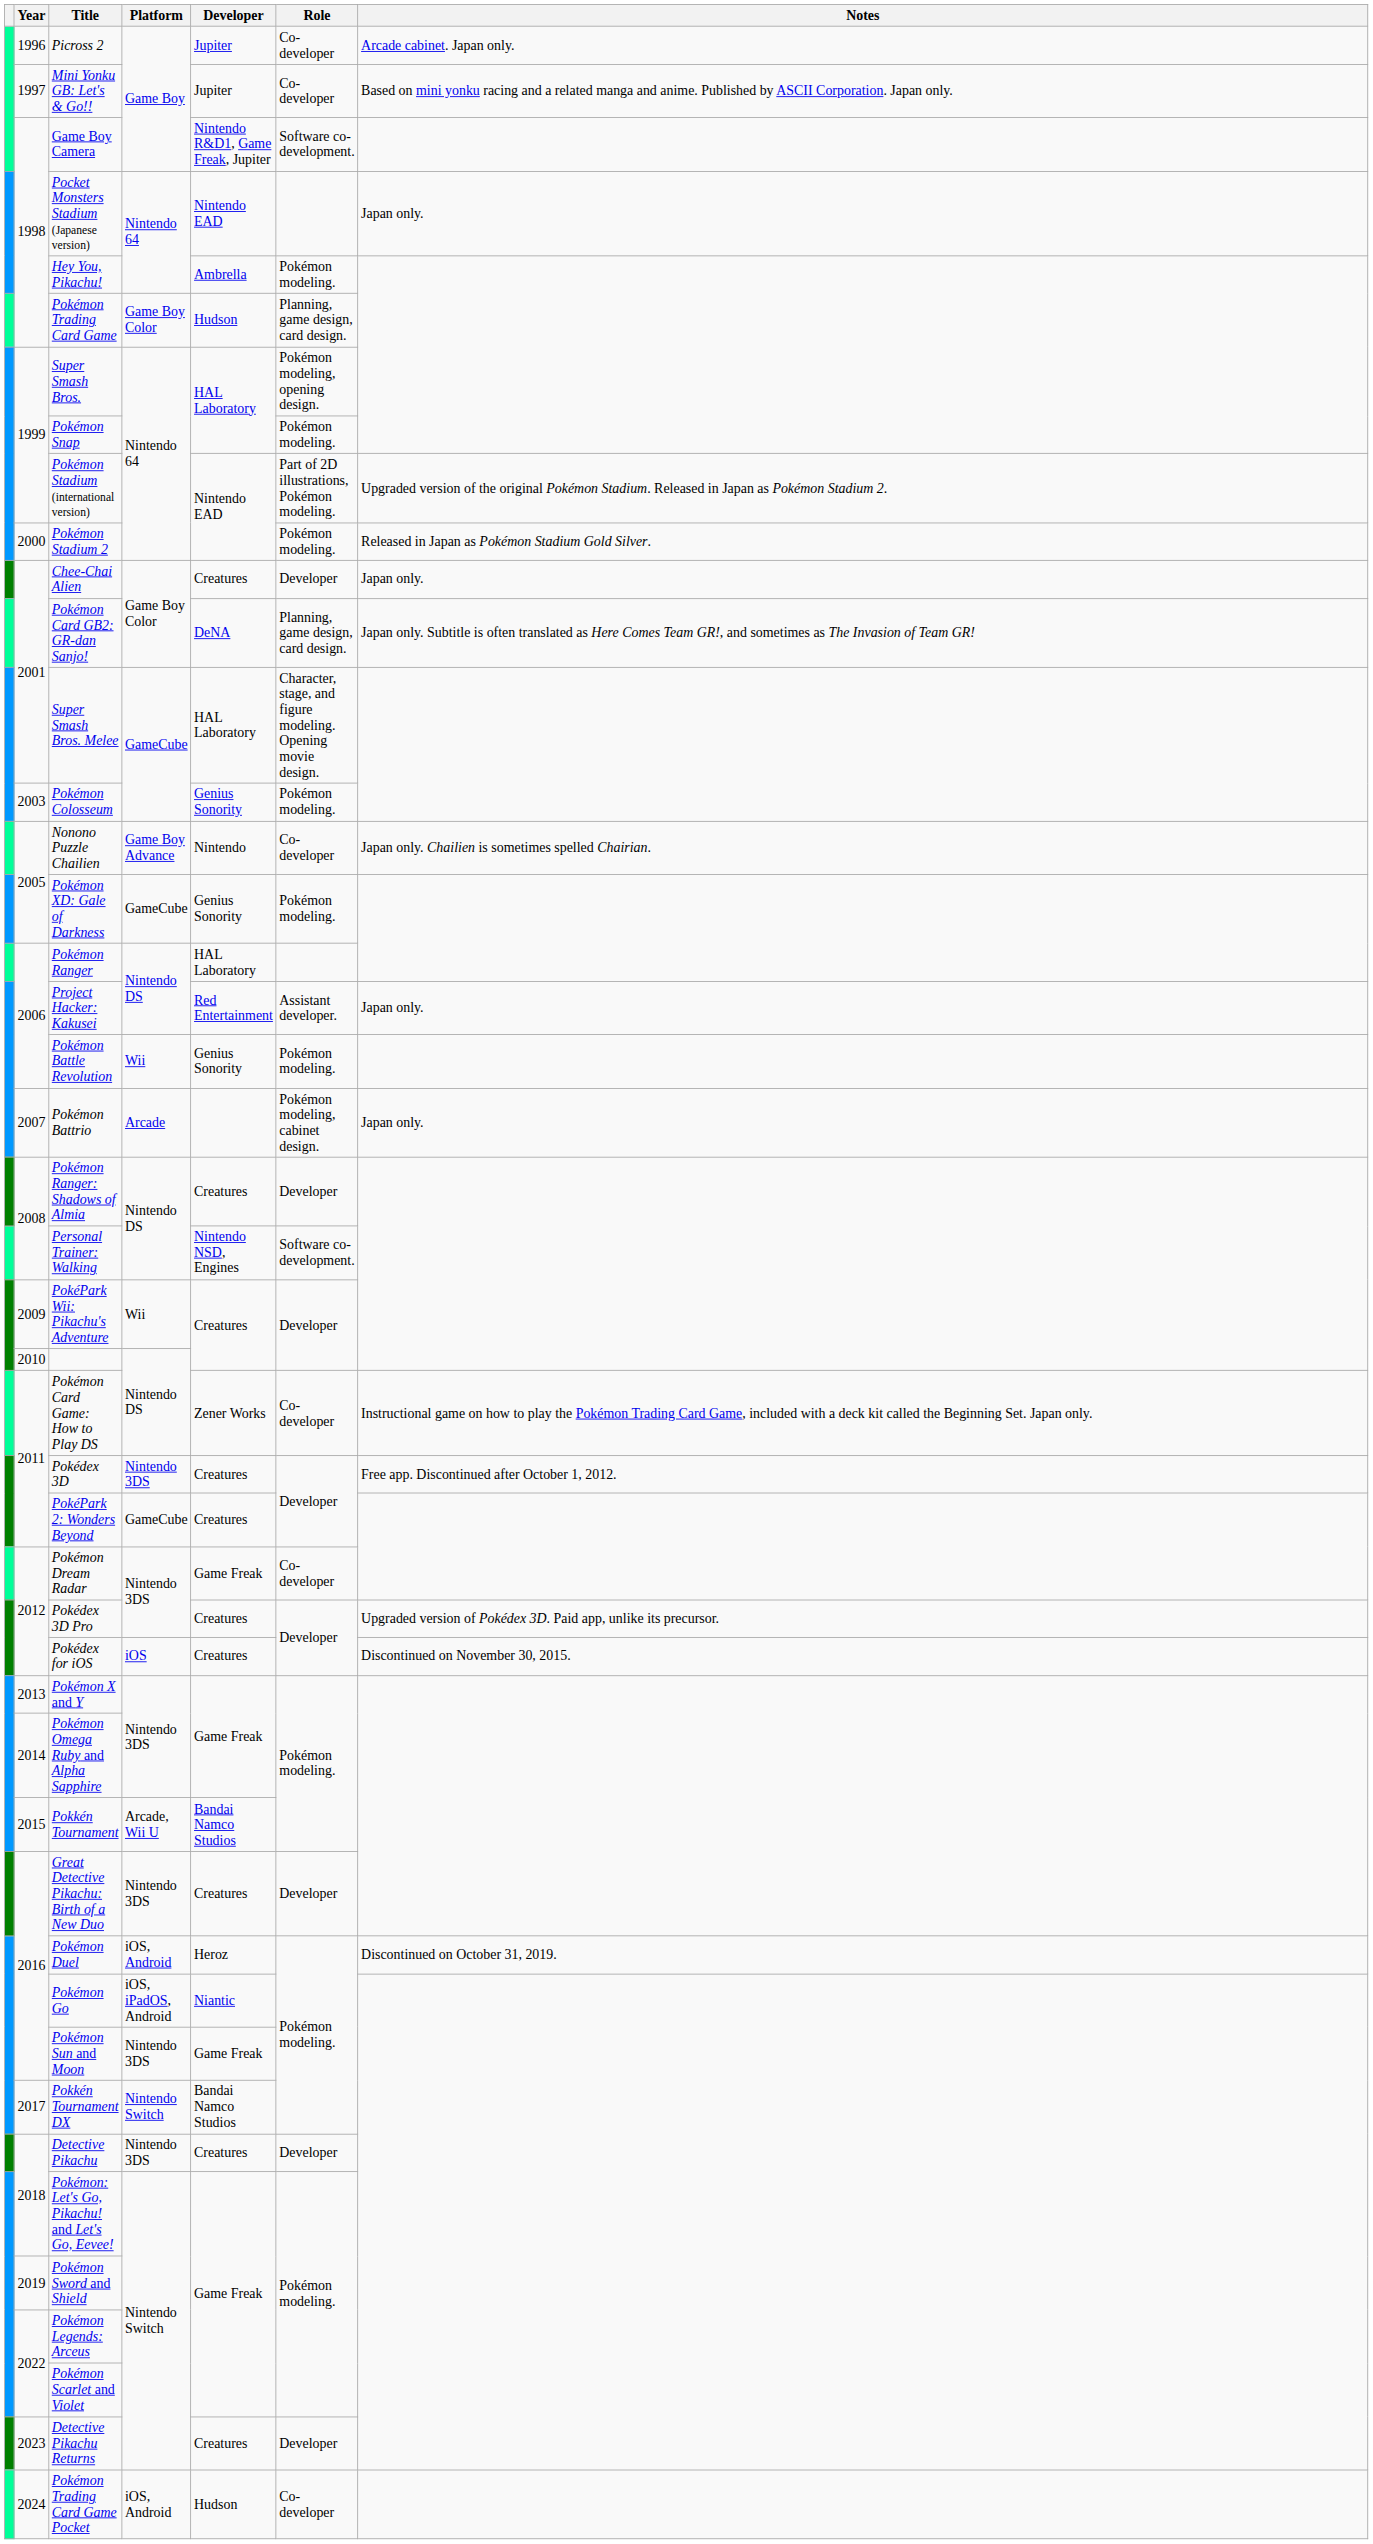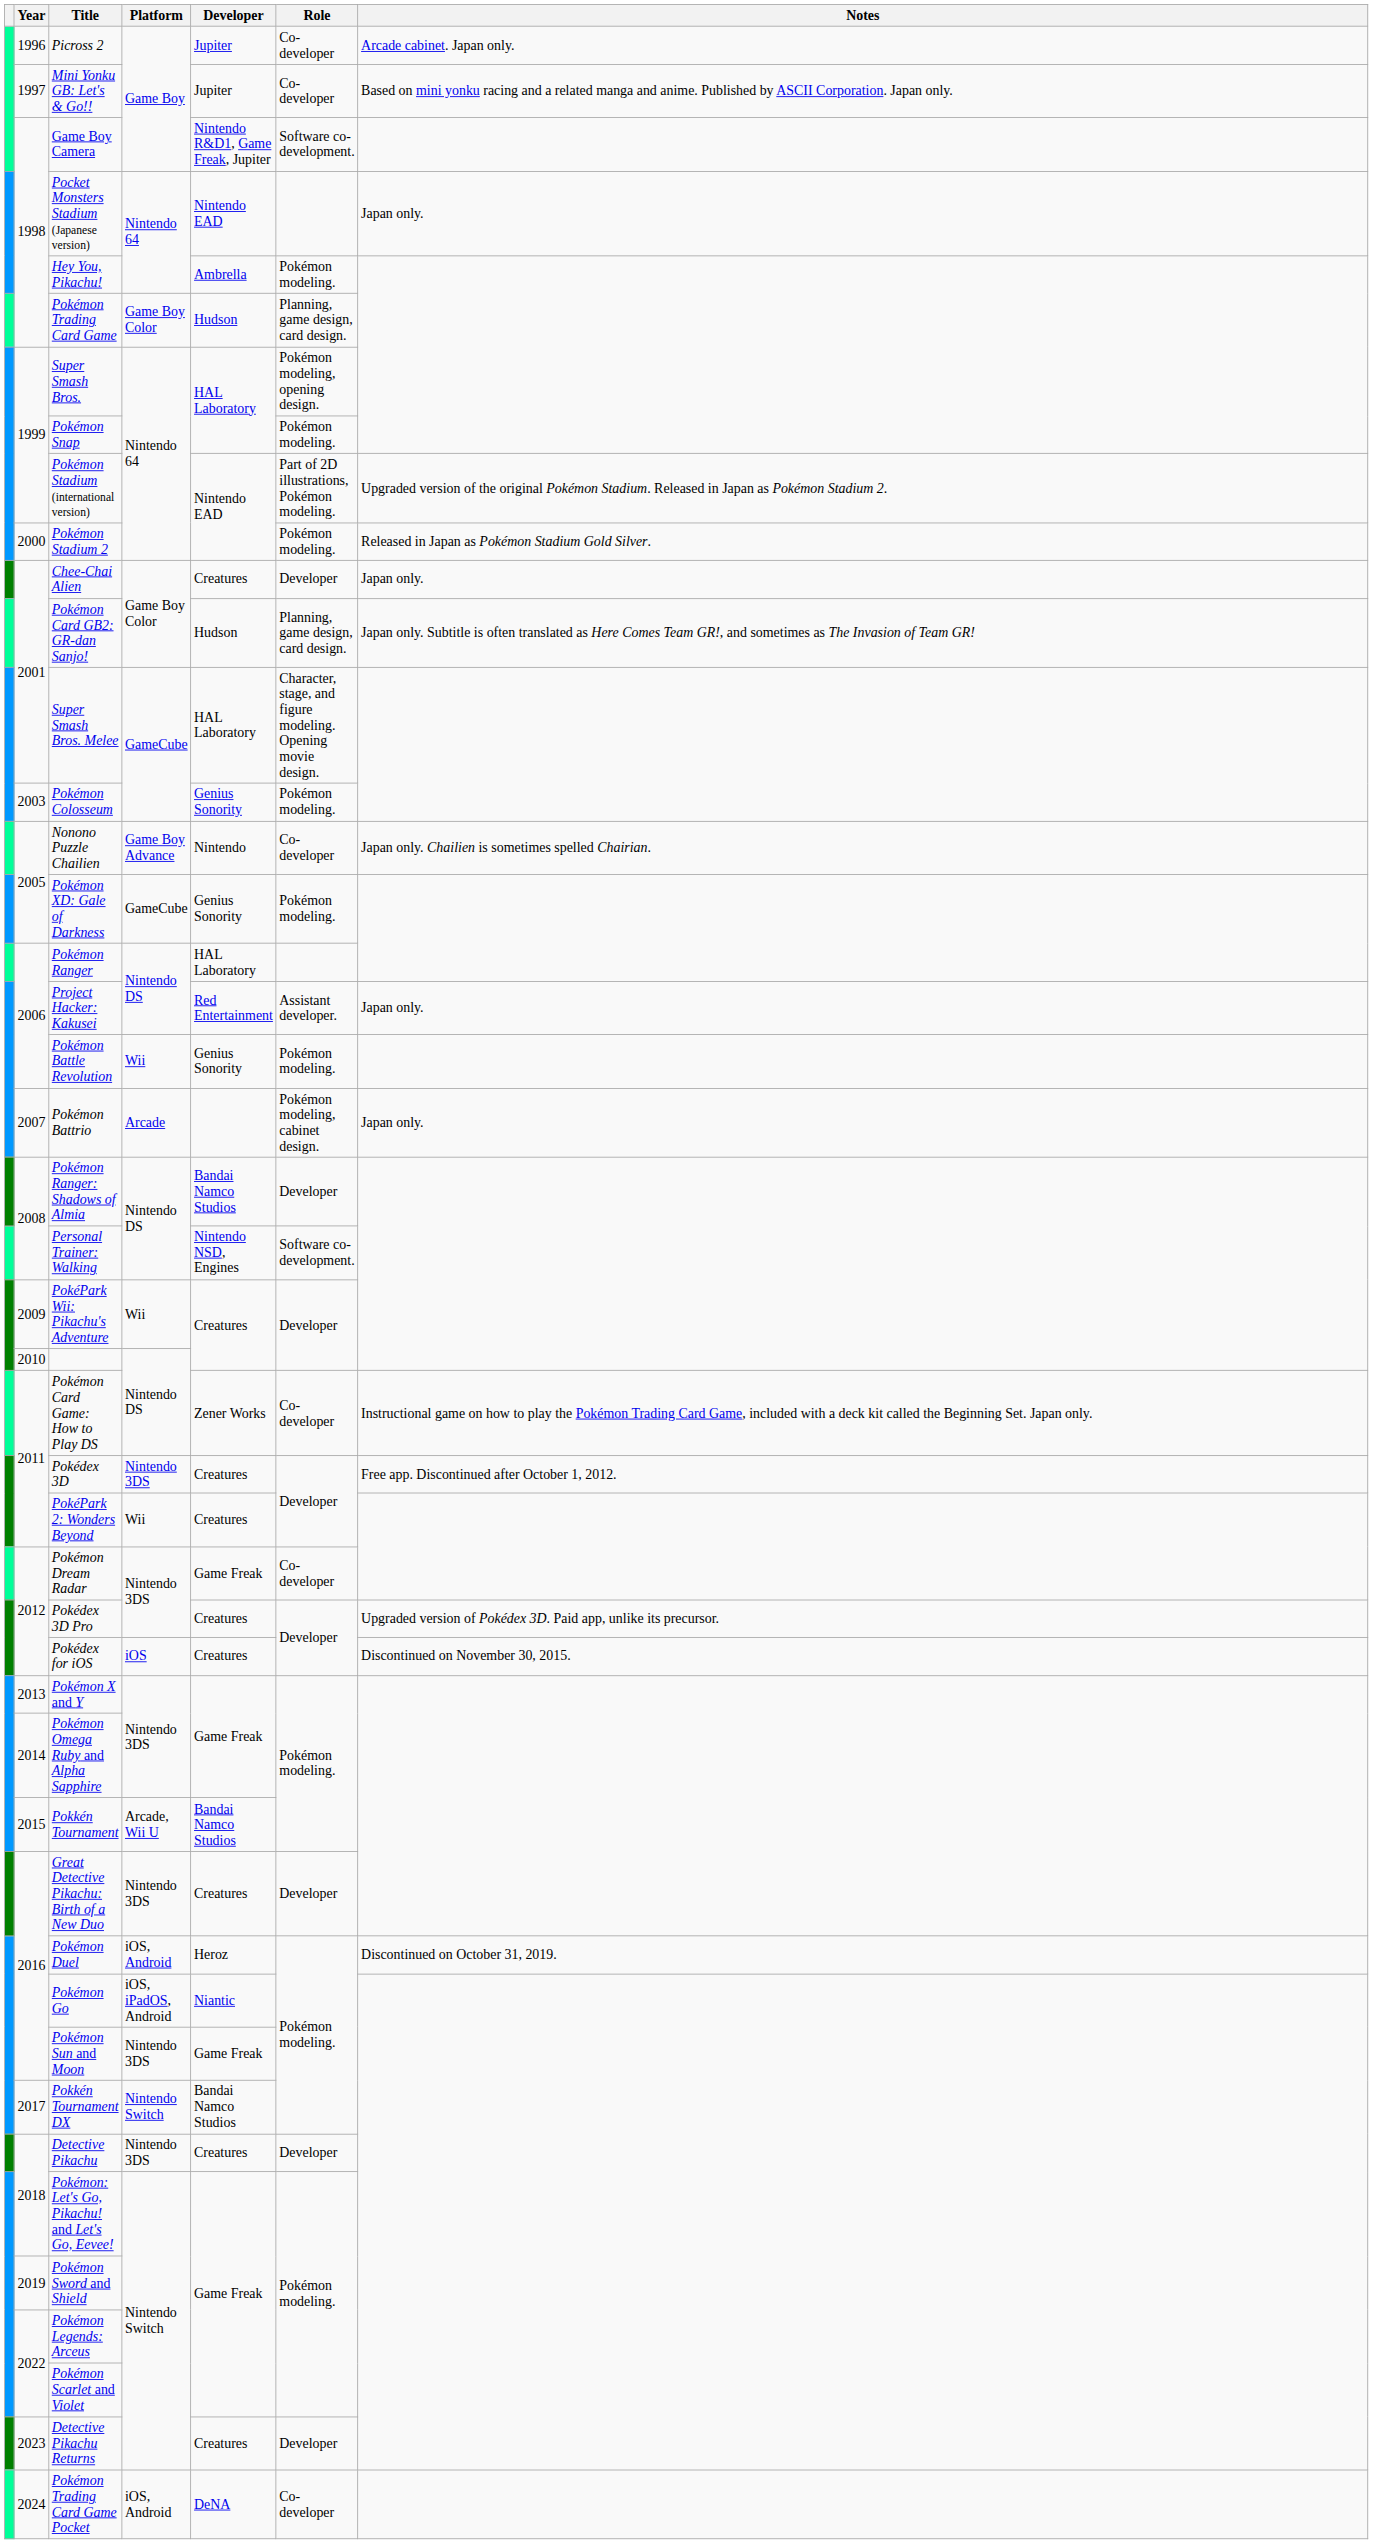(212, 632) DeNA -> (216, 632) Hudson
(221, 1191) Creatures -> (215, 1191) Bandai Namco Studios
(156, 1519) GameCube -> (135, 1519) Wii
(216, 2504) Hudson -> (212, 2504) DeNA
